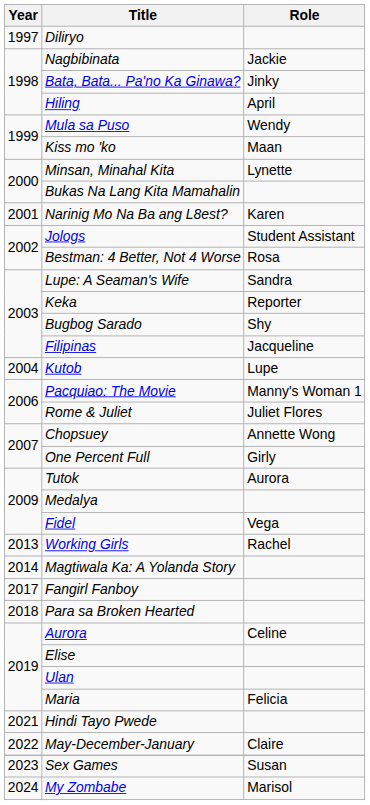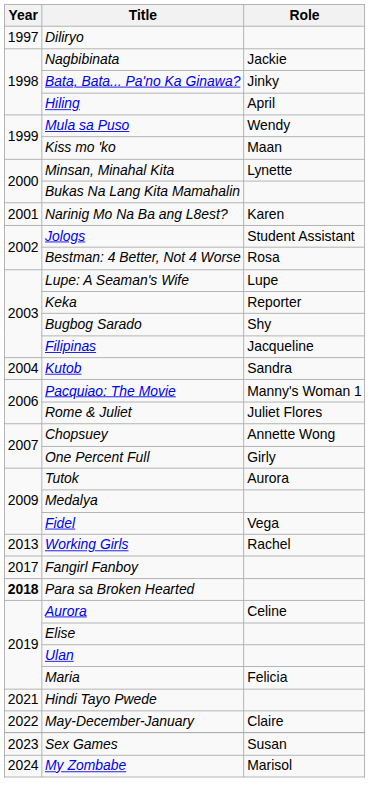(270, 280) Sandra -> (263, 280) Lupe
(263, 368) Lupe -> (270, 368) Sandra
- row: (140, 567)
(23, 611) normal -> (23, 589) bold
